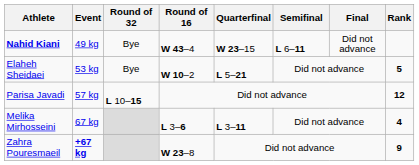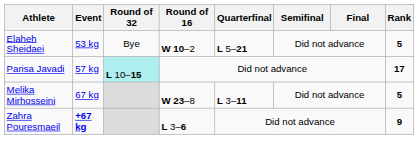- row: (33, 44)
(124, 101) no background -> (124, 75) paleturquoise background
(399, 96) 12 -> (399, 70) 17
(173, 127) L 3–6 -> (178, 101) W 23–8
(399, 122) 4 -> (399, 96) 5
(178, 153) W 23–8 -> (174, 127) L 3–6
